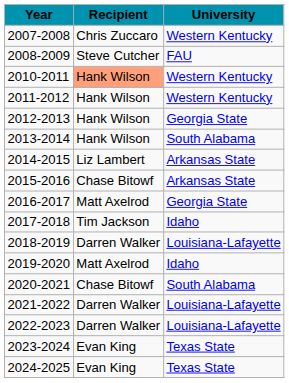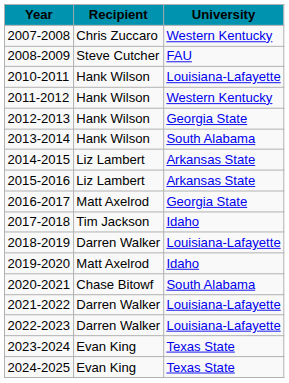(113, 77) lightsalmon background -> (113, 77) no background
(219, 77) Western Kentucky -> (224, 77) Louisiana-Lafayette
(115, 181) Chase Bitowf -> (111, 181) Liz Lambert
